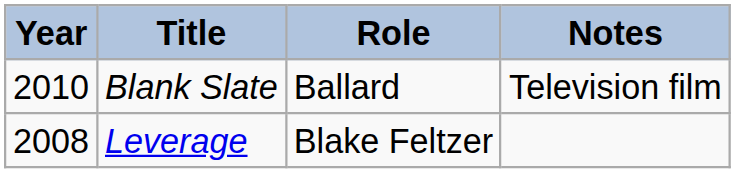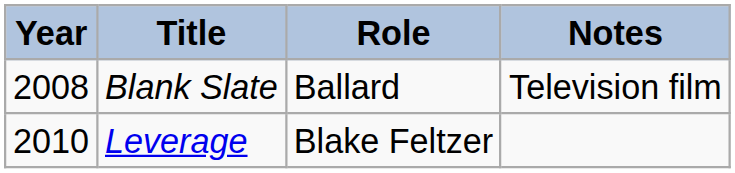(51, 87) 2010 -> (51, 87) 2008
(51, 141) 2008 -> (51, 141) 2010
